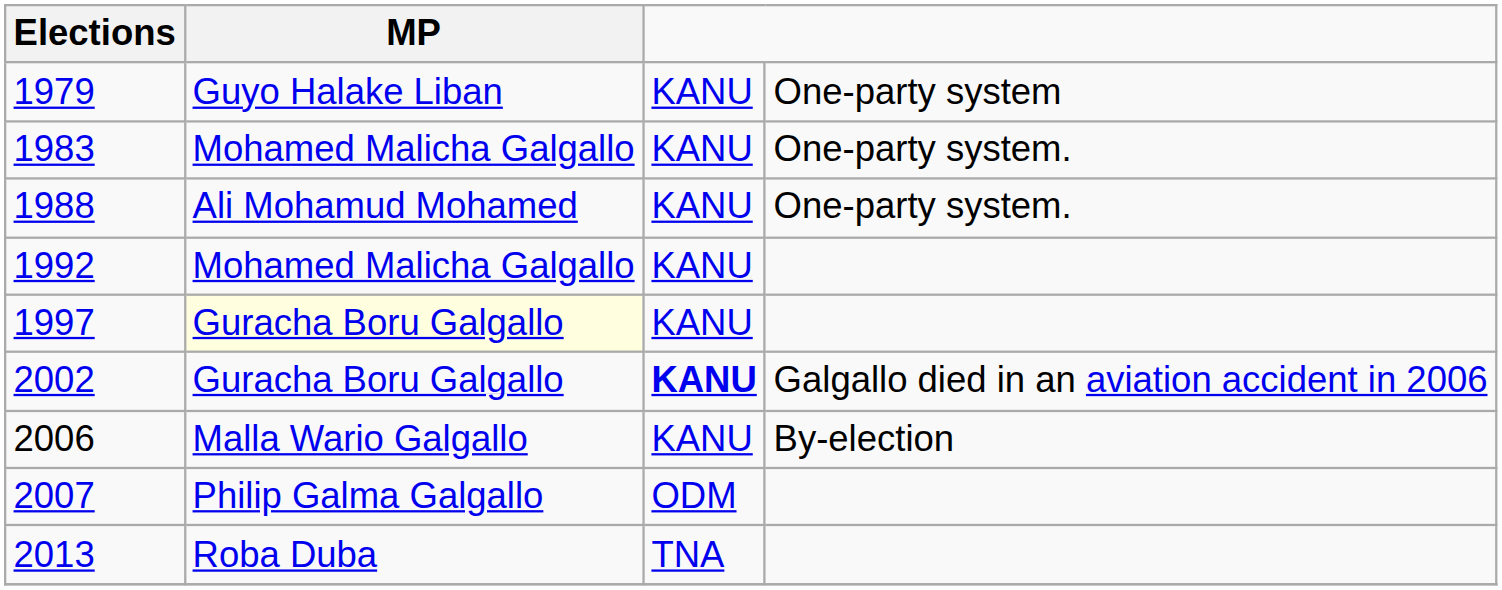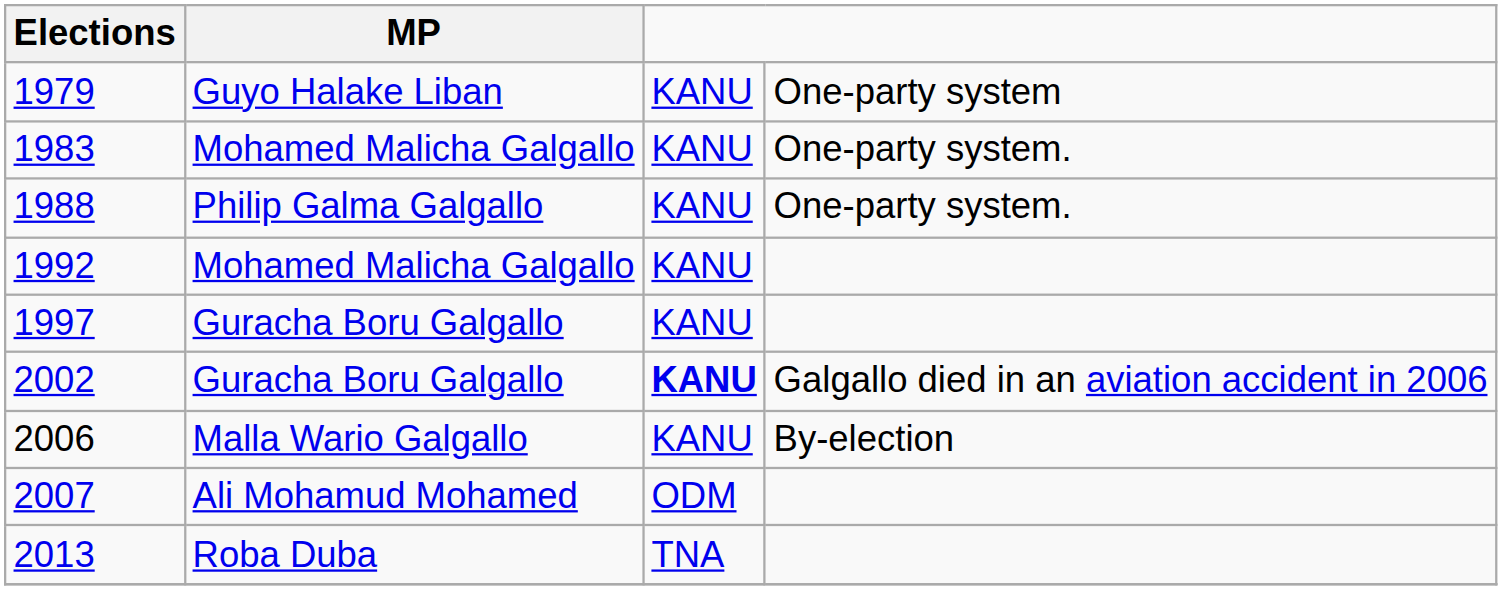(385, 206) Ali Mohamud Mohamed -> (368, 206) Philip Galma Galgallo
(378, 322) lightyellow background -> (378, 322) no background
(368, 496) Philip Galma Galgallo -> (385, 496) Ali Mohamud Mohamed
